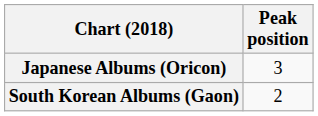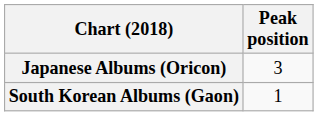(278, 96) 2 -> (278, 96) 1
